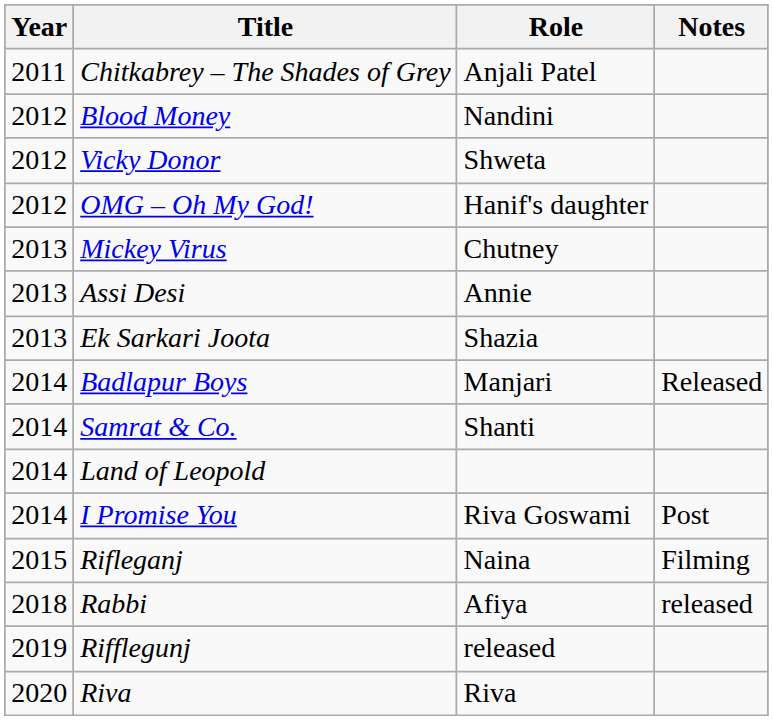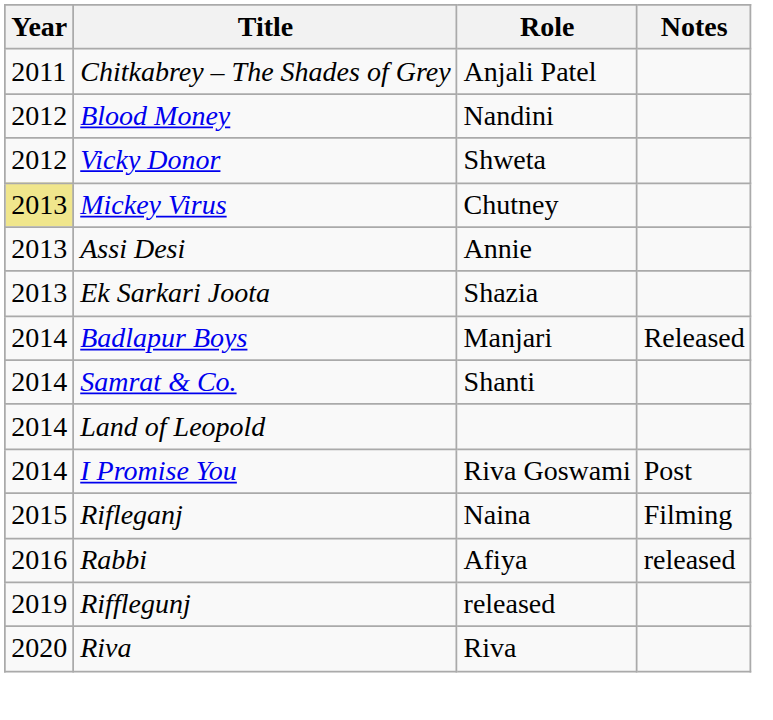- row: (197, 204)
(39, 248) no background -> (39, 204) khaki background
(39, 603) 2018 -> (39, 559) 2016
